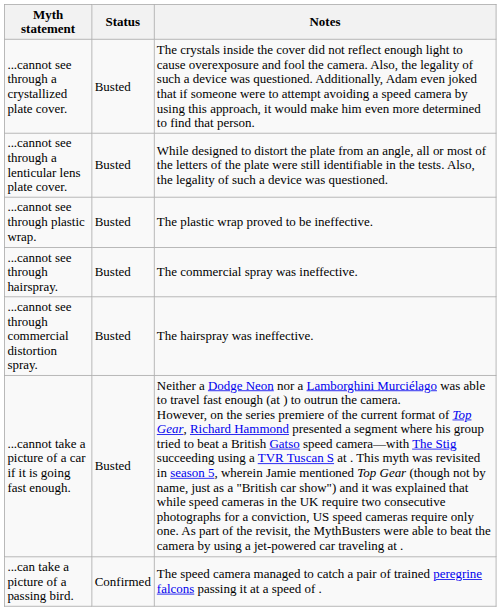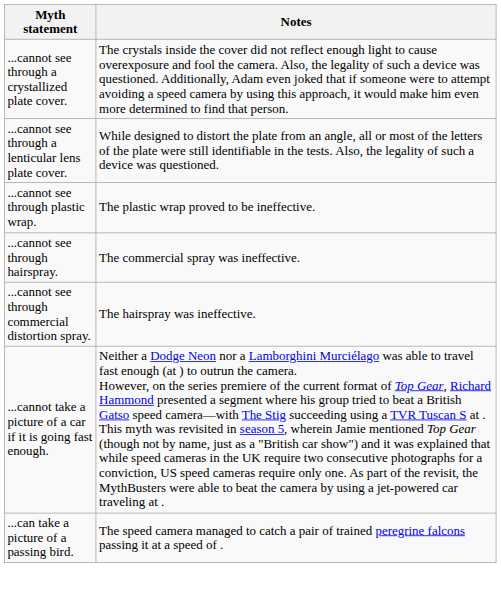- column: (123, 22)
